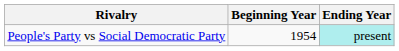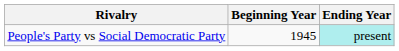(303, 35) 1954 -> (303, 35) 1945
